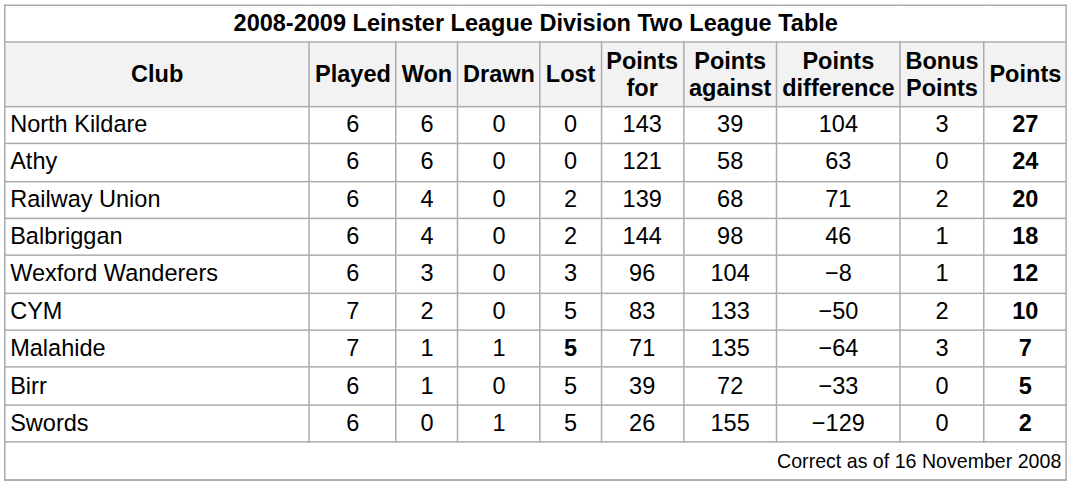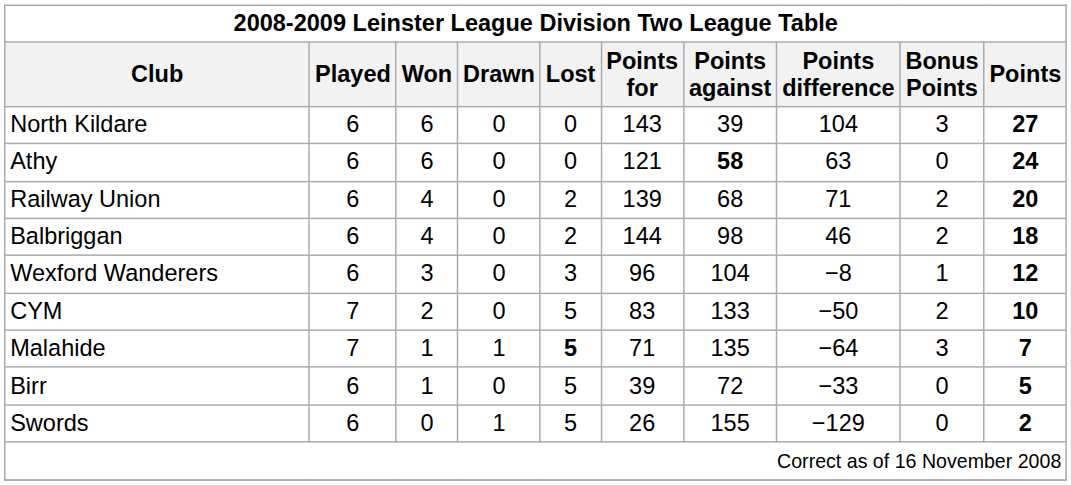(730, 162) normal -> (730, 162) bold
(942, 236) 1 -> (942, 236) 2
